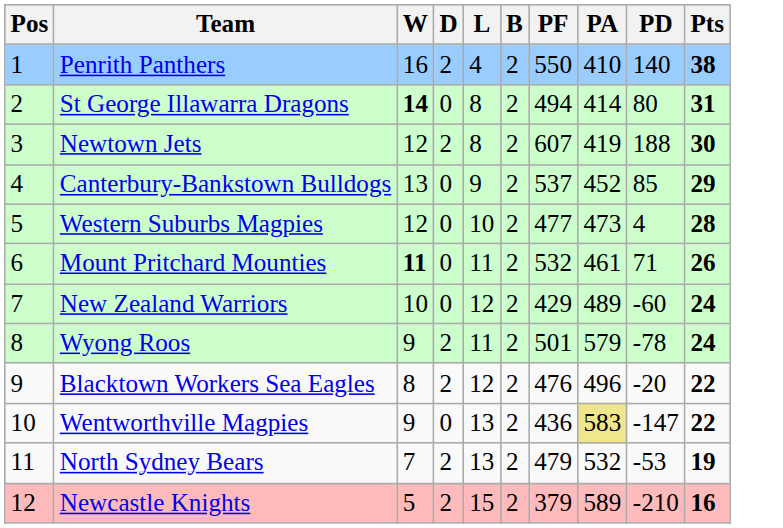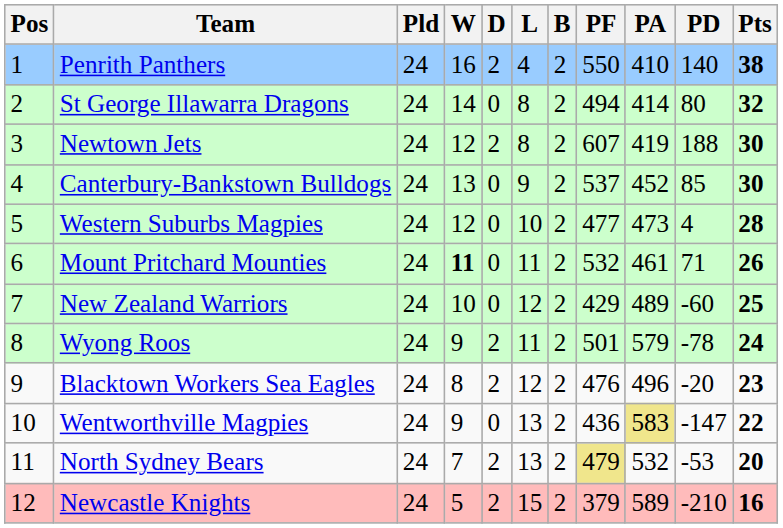+ column: (421, 24)
(415, 104) bold -> (463, 104) normal
(703, 104) 31 -> (751, 104) 32
(703, 183) 29 -> (751, 183) 30
(703, 303) 24 -> (751, 303) 25
(703, 382) 22 -> (751, 382) 23
(553, 462) no background -> (601, 462) khaki background
(703, 462) 19 -> (751, 462) 20
